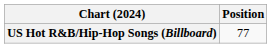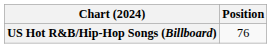(243, 33) 77 -> (243, 33) 76
